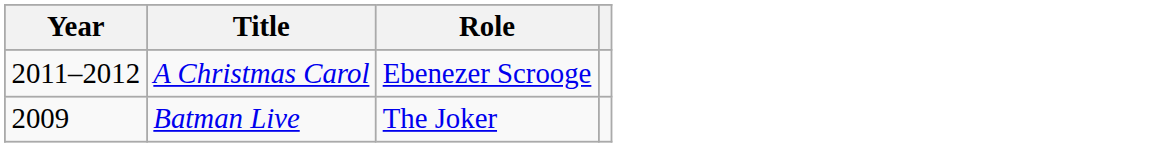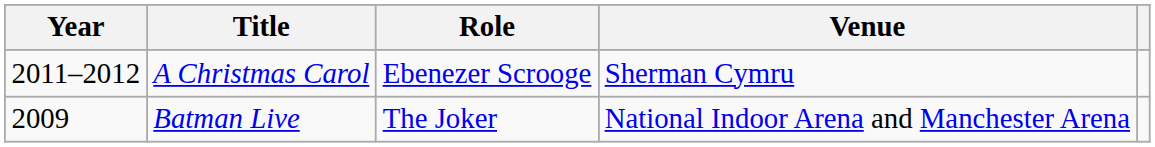+ column: (867, 27)
